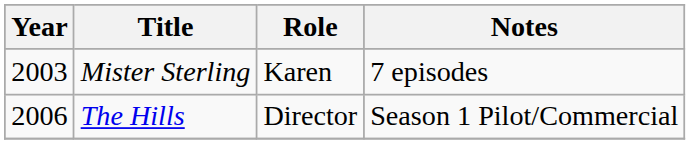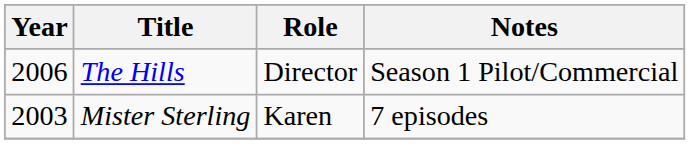rows swapped: (166, 71) <-> (133, 116)
